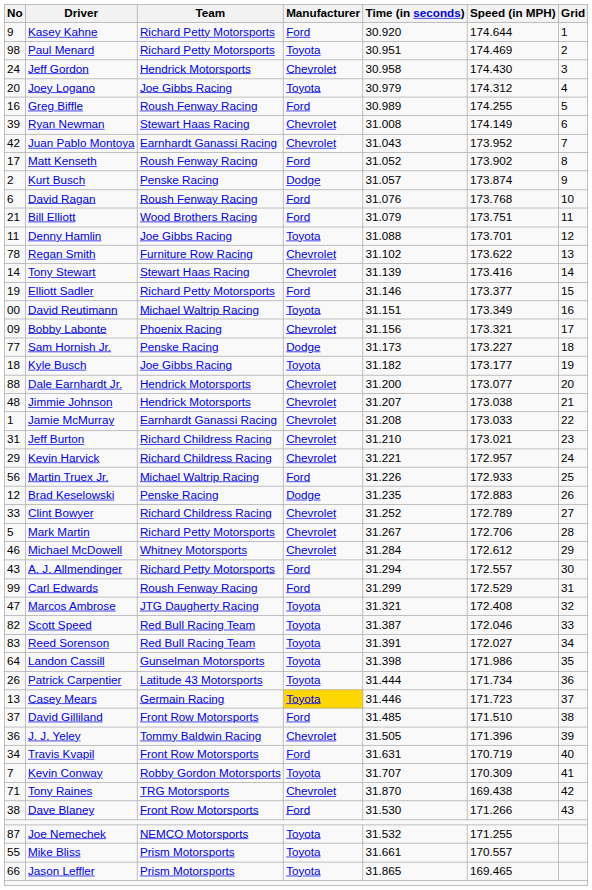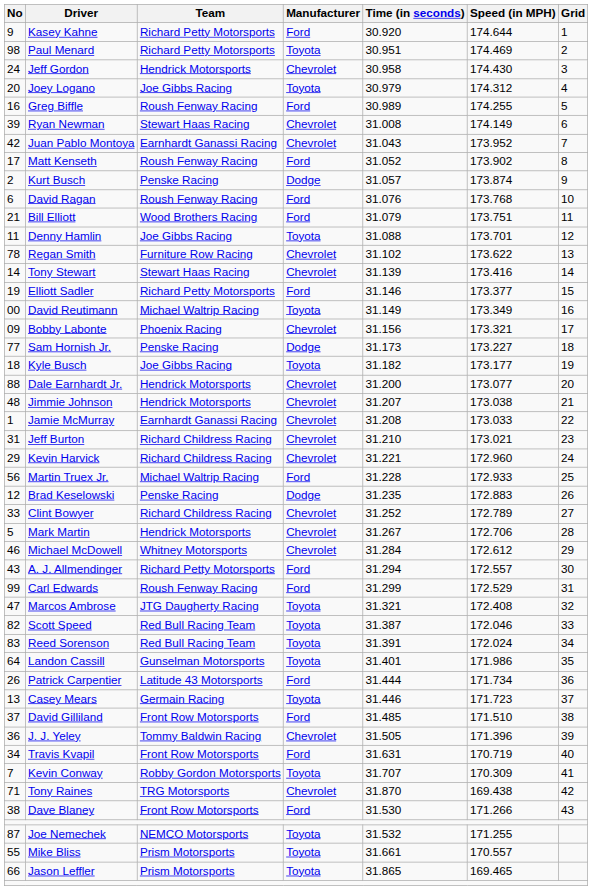(383, 310) 31.151 -> (383, 310) 31.149
(491, 458) 172.957 -> (491, 458) 172.960
(383, 476) 31.226 -> (383, 476) 31.228
(207, 532) Richard Petty Motorsports -> (195, 532) Hendrick Motorsports
(491, 643) 172.027 -> (491, 643) 172.024
(383, 662) 31.398 -> (383, 662) 31.401
(303, 680) Toyota -> (298, 680) Ford
(303, 699) gold background -> (303, 699) no background
